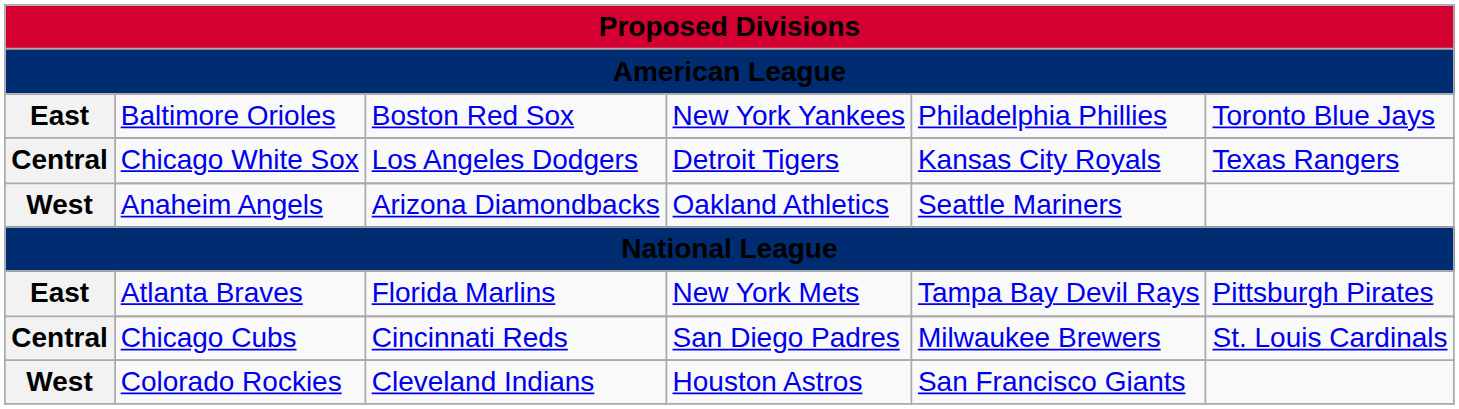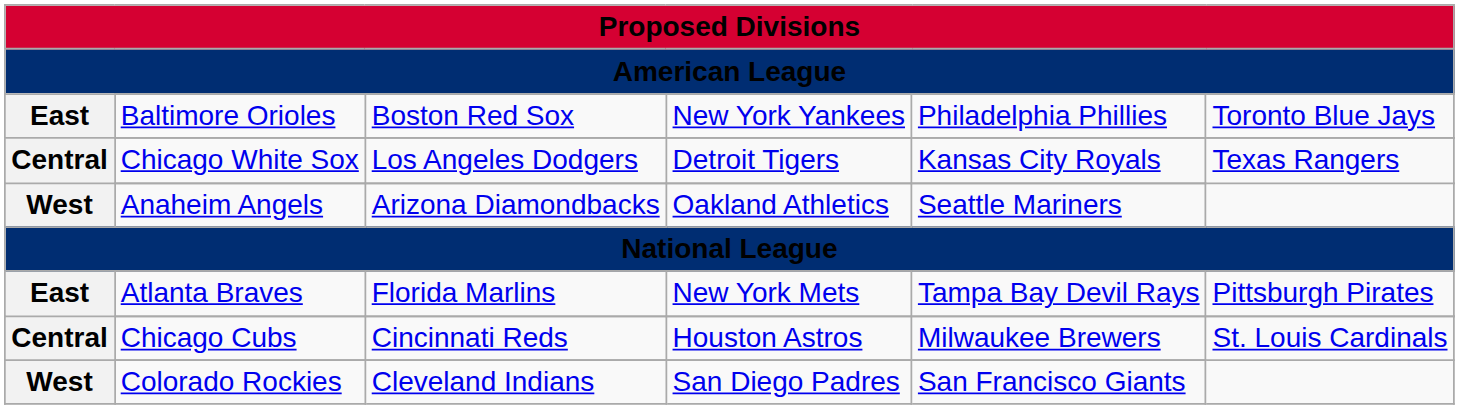(786, 337) San Diego Padres -> (767, 337) Houston Astros
(767, 381) Houston Astros -> (786, 381) San Diego Padres
